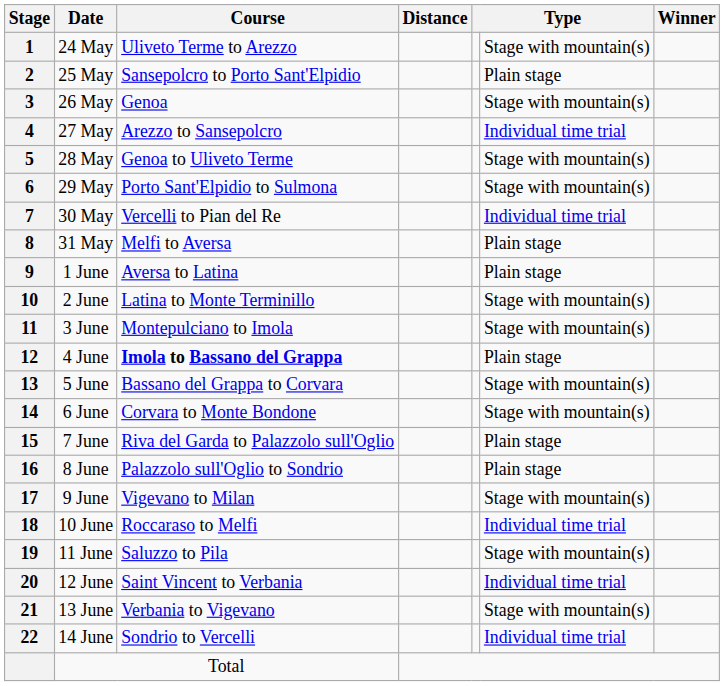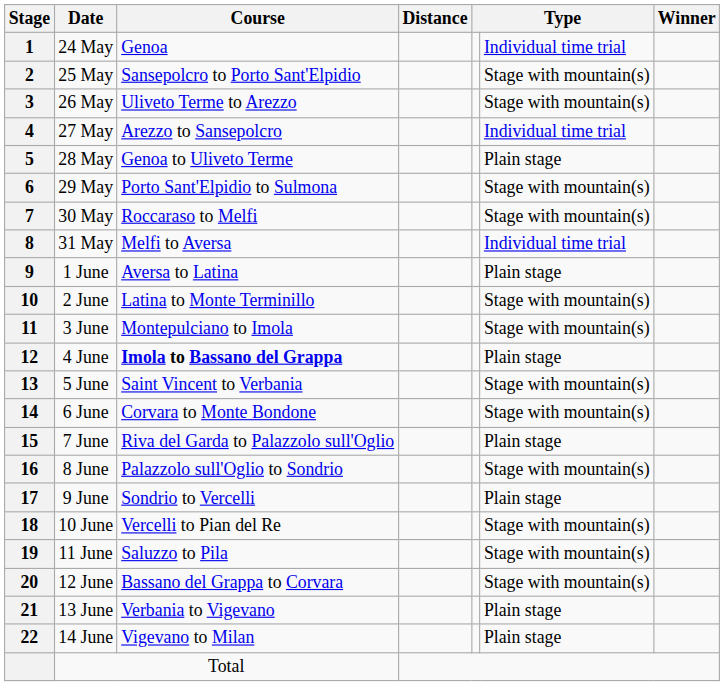(209, 46) Uliveto Terme to Arezzo -> (144, 46) Genoa
(567, 46) Stage with mountain(s) -> (555, 46) Individual time trial
(523, 74) Plain stage -> (567, 74) Stage with mountain(s)
(144, 103) Genoa -> (209, 103) Uliveto Terme to Arezzo
(567, 159) Stage with mountain(s) -> (523, 159) Plain stage
(201, 215) Vercelli to Pian del Re -> (189, 215) Roccaraso to Melfi
(555, 215) Individual time trial -> (567, 215) Stage with mountain(s)
(523, 243) Plain stage -> (555, 243) Individual time trial
(232, 384) Bassano del Grappa to Corvara -> (212, 384) Saint Vincent to Verbania
(523, 469) Plain stage -> (567, 469) Stage with mountain(s)
(188, 497) Vigevano to Milan -> (188, 497) Sondrio to Vercelli
(567, 497) Stage with mountain(s) -> (523, 497) Plain stage
(189, 525) Roccaraso to Melfi -> (201, 525) Vercelli to Pian del Re
(555, 525) Individual time trial -> (567, 525) Stage with mountain(s)
(212, 581) Saint Vincent to Verbania -> (232, 581) Bassano del Grappa to Corvara
(555, 581) Individual time trial -> (567, 581) Stage with mountain(s)
(567, 610) Stage with mountain(s) -> (523, 610) Plain stage
(188, 638) Sondrio to Vercelli -> (188, 638) Vigevano to Milan
(555, 638) Individual time trial -> (523, 638) Plain stage
